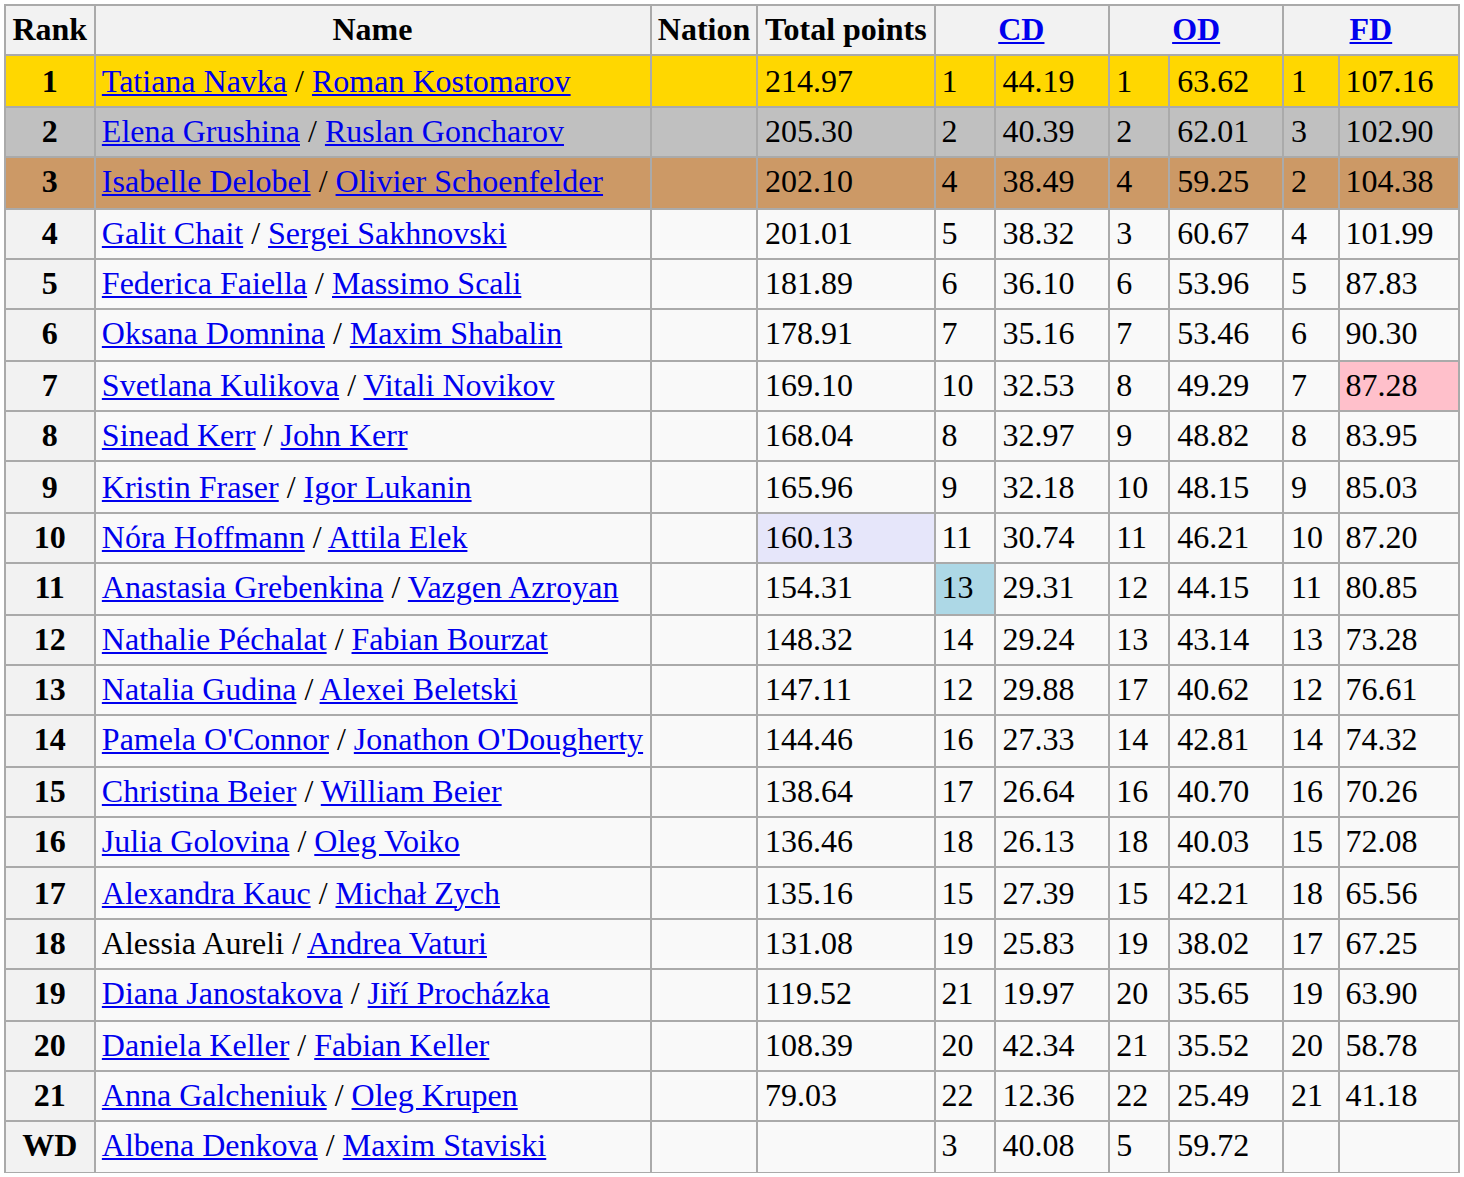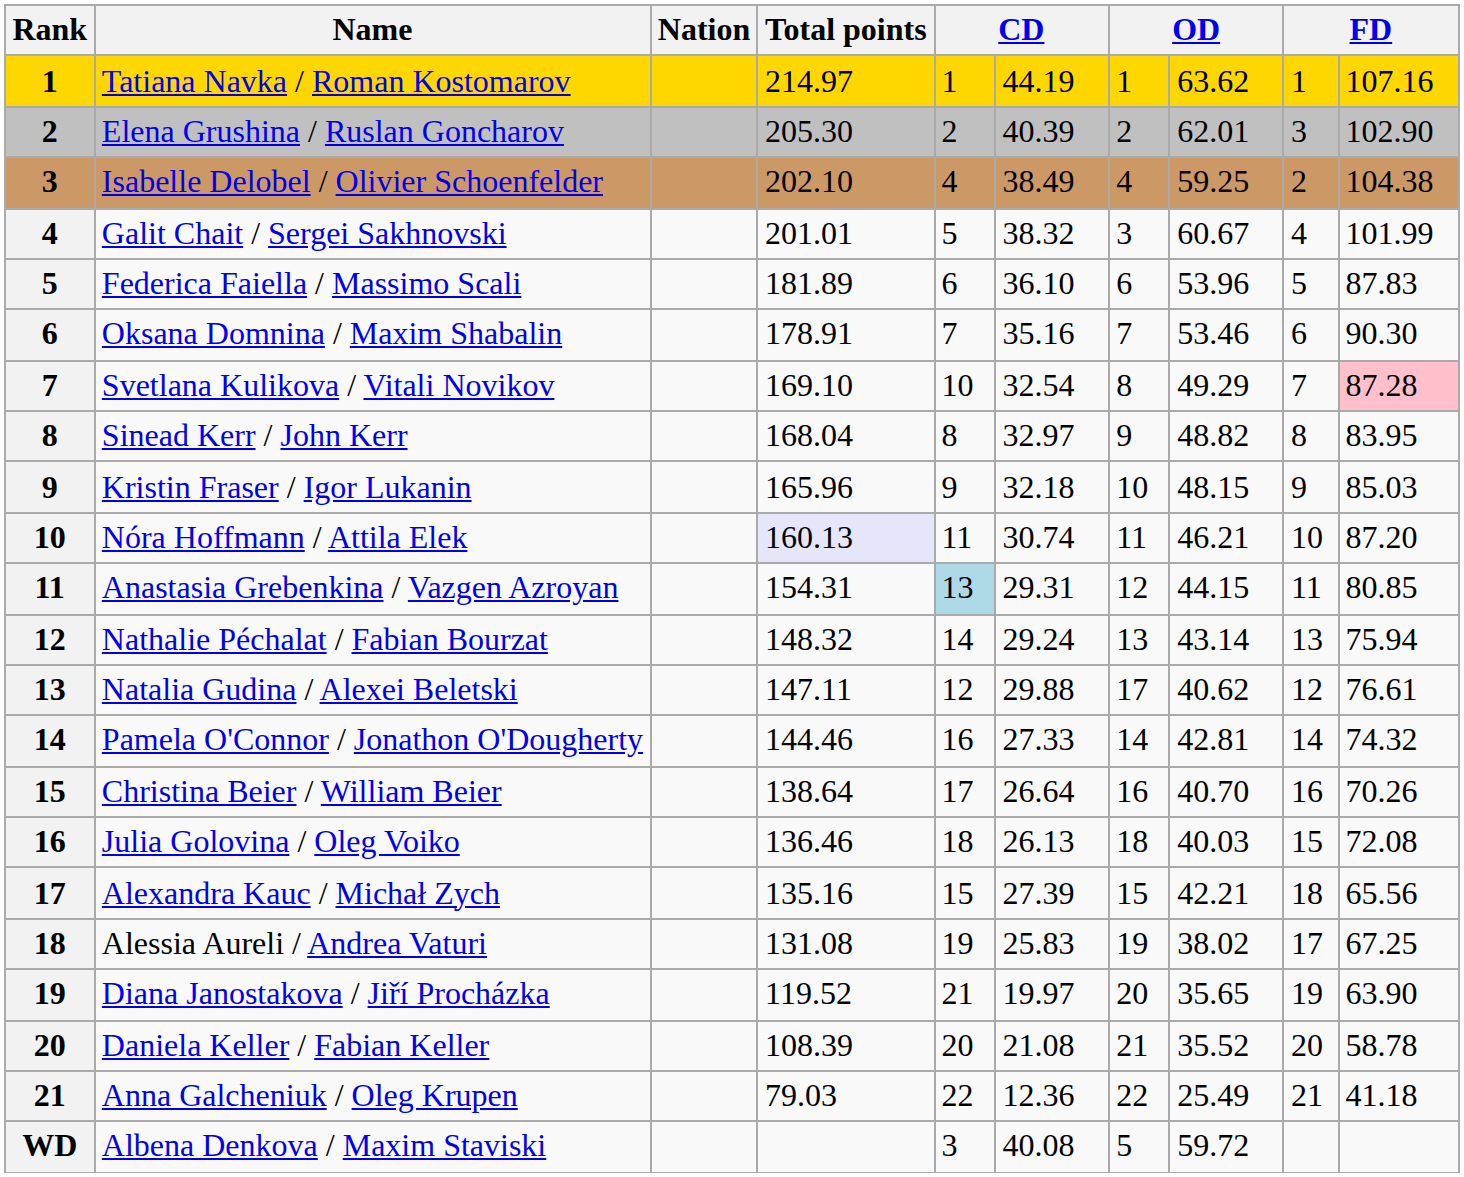(1039, 385) 32.53 -> (1039, 385) 32.54
(1382, 638) 73.28 -> (1382, 638) 75.94
(1039, 1044) 42.34 -> (1039, 1044) 21.08
